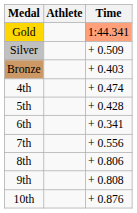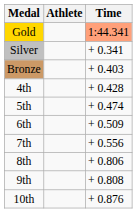(106, 50) + 0.509 -> (106, 50) + 0.341
(106, 87) + 0.474 -> (106, 87) + 0.428
(106, 106) + 0.428 -> (106, 106) + 0.474
(106, 124) + 0.341 -> (106, 124) + 0.509
